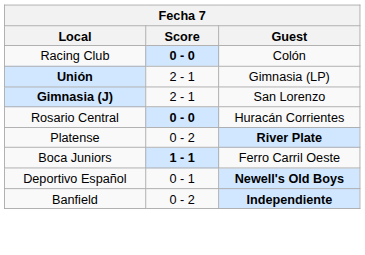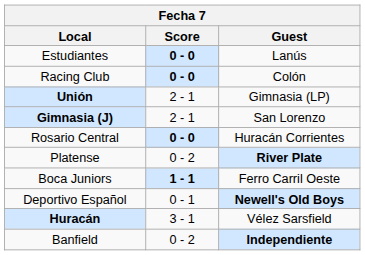+ row: (75, 56)
+ row: (75, 219)
